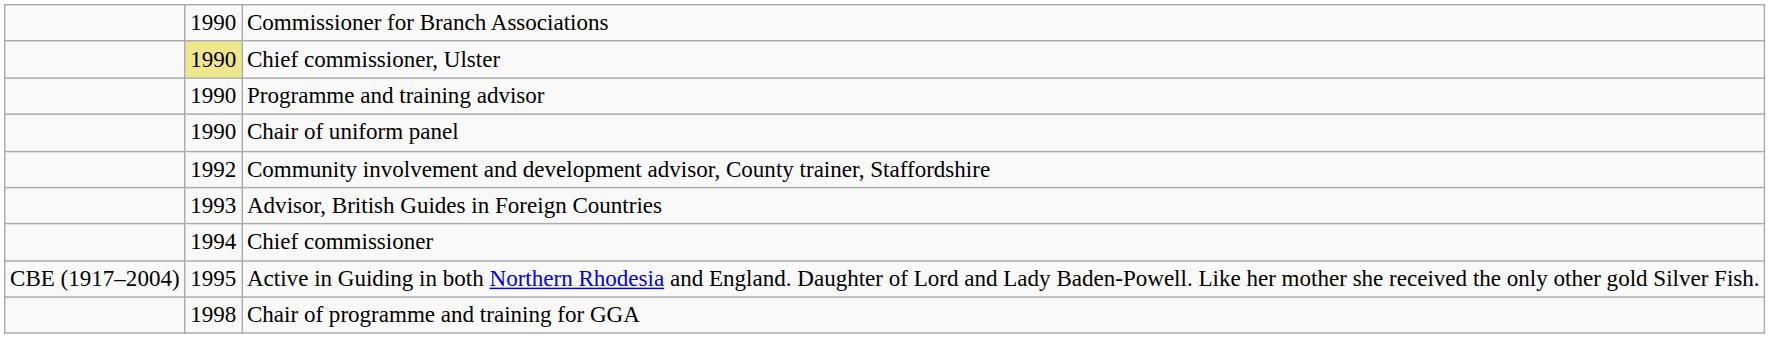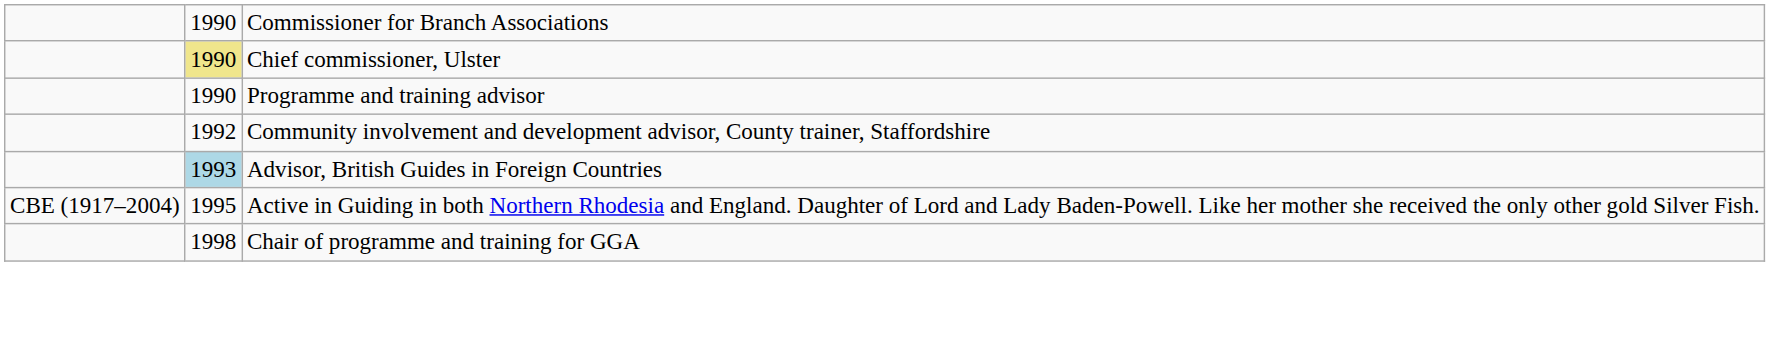- row: (353, 132)
(213, 205) no background -> (213, 168) lightblue background
- row: (340, 242)
